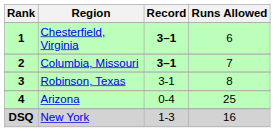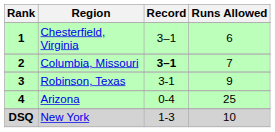(166, 38) bold -> (166, 38) normal
(229, 81) 8 -> (229, 81) 9
(229, 117) 16 -> (229, 117) 10
